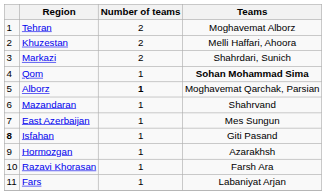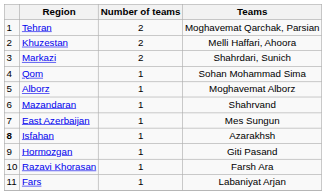(252, 27) Moghavemat Alborz -> (252, 27) Moghavemat Qarchak, Parsian
(252, 74) bold -> (252, 74) normal
(141, 89) bold -> (141, 89) normal
(252, 89) Moghavemat Qarchak, Parsian -> (252, 89) Moghavemat Alborz
(252, 136) Giti Pasand -> (252, 136) Azarakhsh
(252, 151) Azarakhsh -> (252, 151) Giti Pasand
